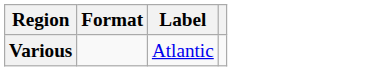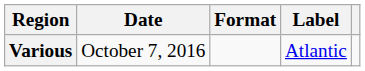+ column: (143, 19)
